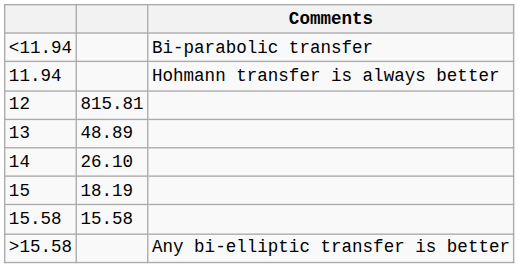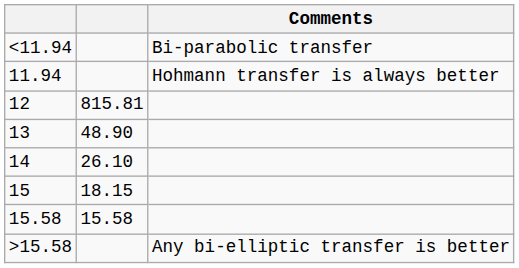(107, 133) 48.89 -> (107, 133) 48.90
(107, 191) 18.19 -> (107, 191) 18.15
